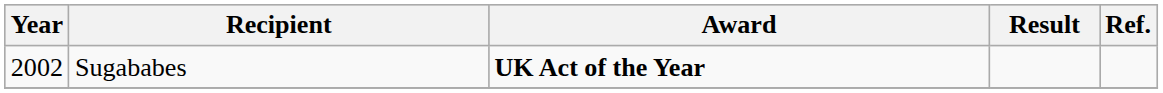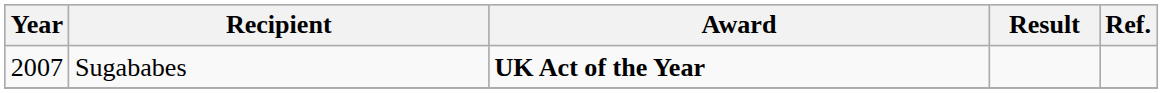(37, 66) 2002 -> (37, 66) 2007
